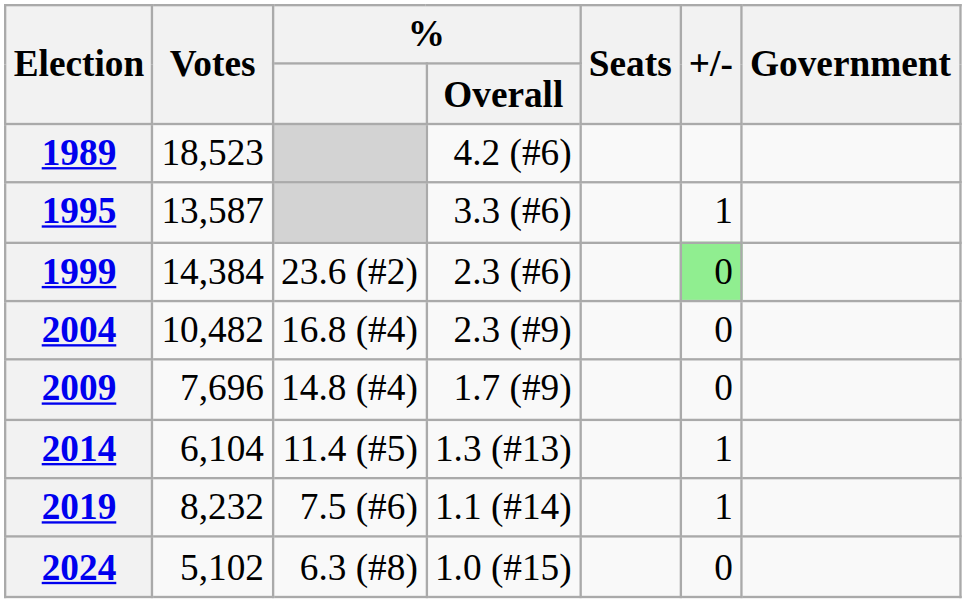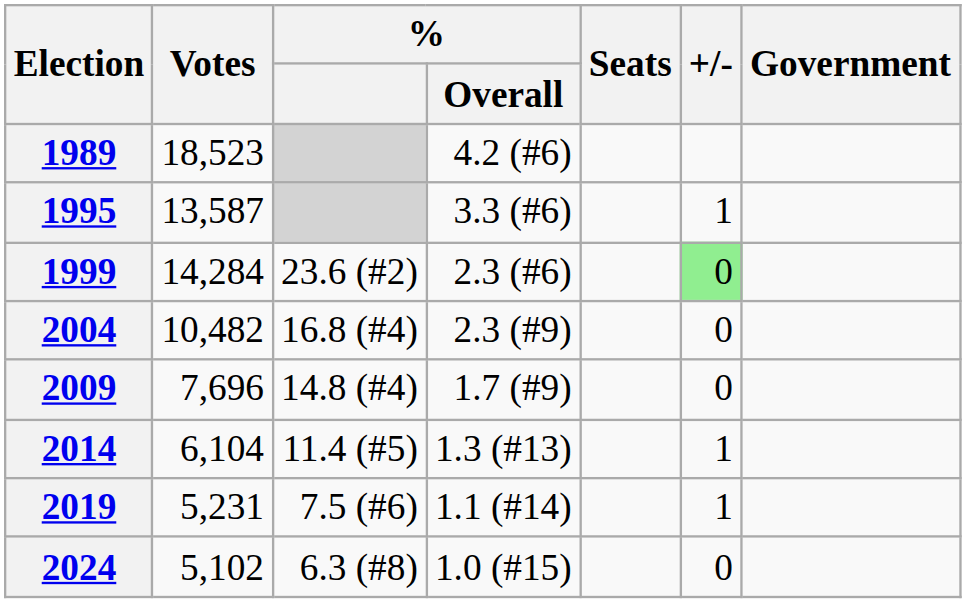(213, 270) 14,384 -> (213, 270) 14,284
(222, 507) 8,232 -> (222, 507) 5,231
